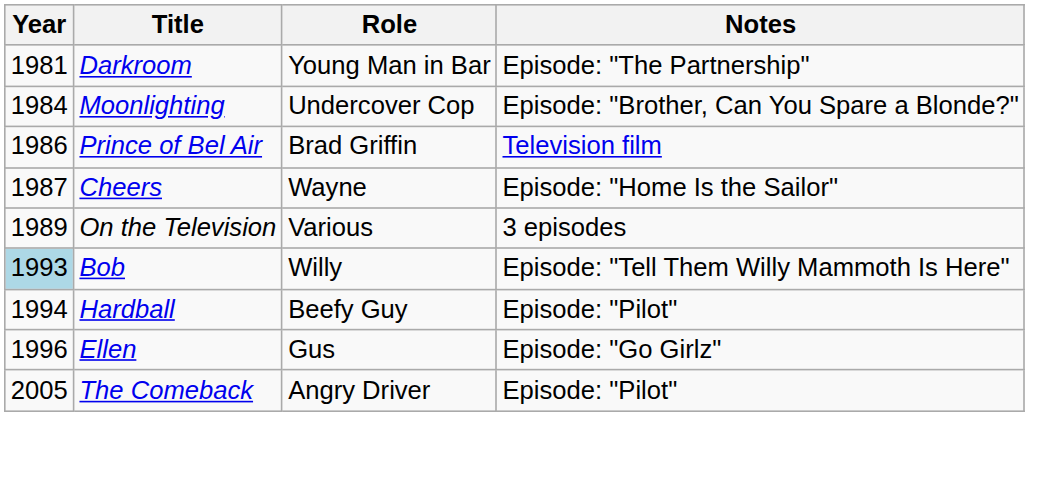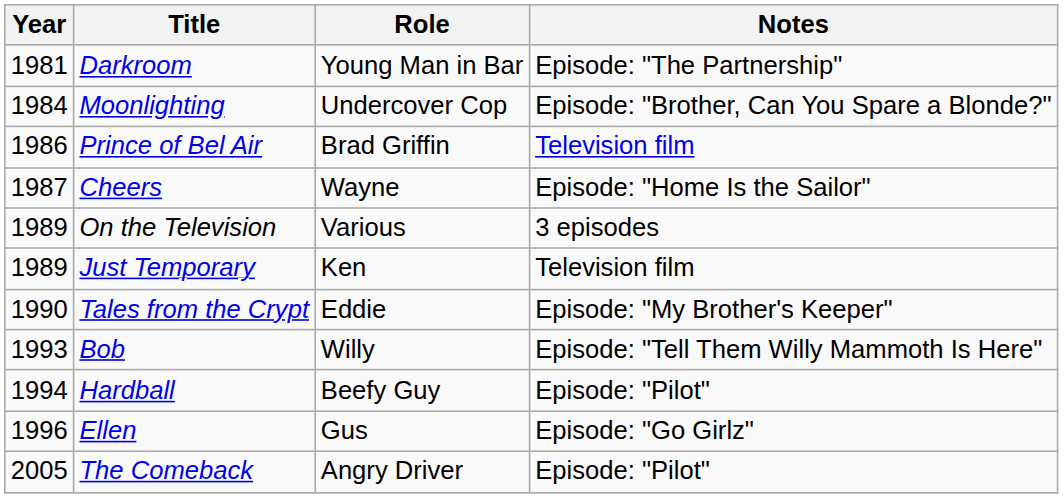+ row: (167, 268)
+ row: (194, 308)
(39, 268) lightblue background -> (39, 349) no background
